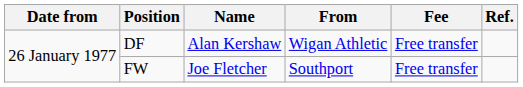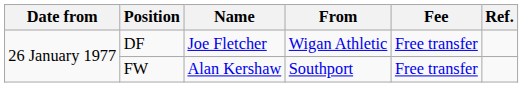(234, 43) Alan Kershaw -> (227, 43) Joe Fletcher
(227, 69) Joe Fletcher -> (234, 69) Alan Kershaw
